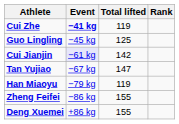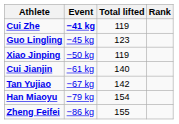(123, 41) 125 -> (122, 41) 123
+ row: (33, 55)
(82, 55) lavender background -> (80, 69) no background
(123, 55) 142 -> (122, 69) 140
(123, 69) 147 -> (122, 84) 142
(123, 84) 119 -> (122, 98) 154
- row: (35, 112)
